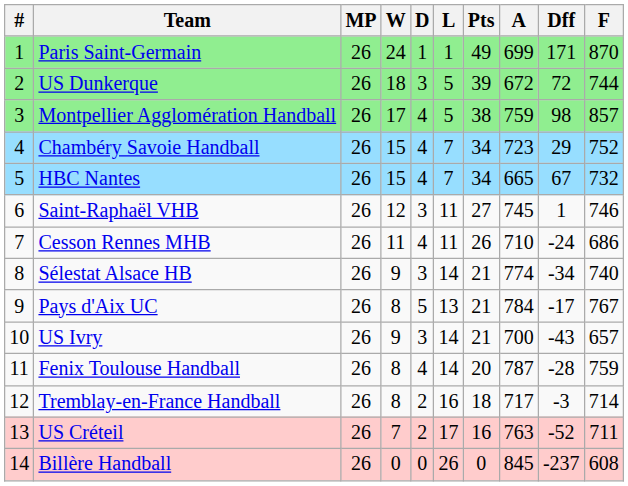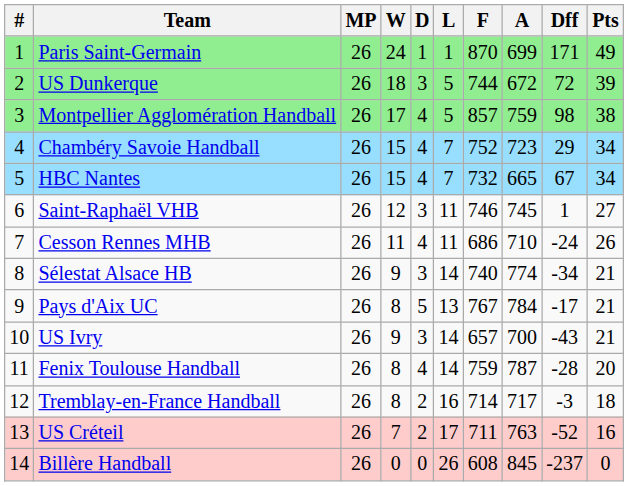columns swapped: (604, 20) <-> (481, 20)
